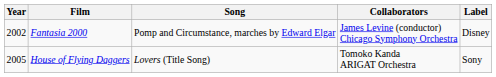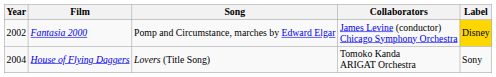(476, 33) no background -> (476, 33) gold background
(16, 59) 2005 -> (16, 59) 2004
